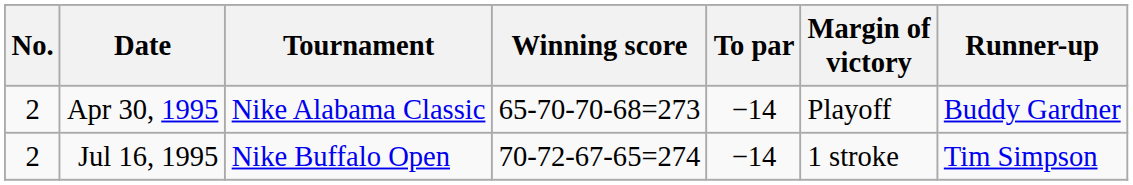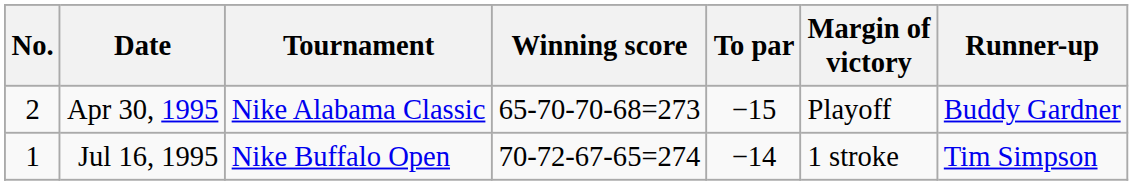(754, 109) −14 -> (754, 109) −15
(33, 156) 2 -> (33, 156) 1
